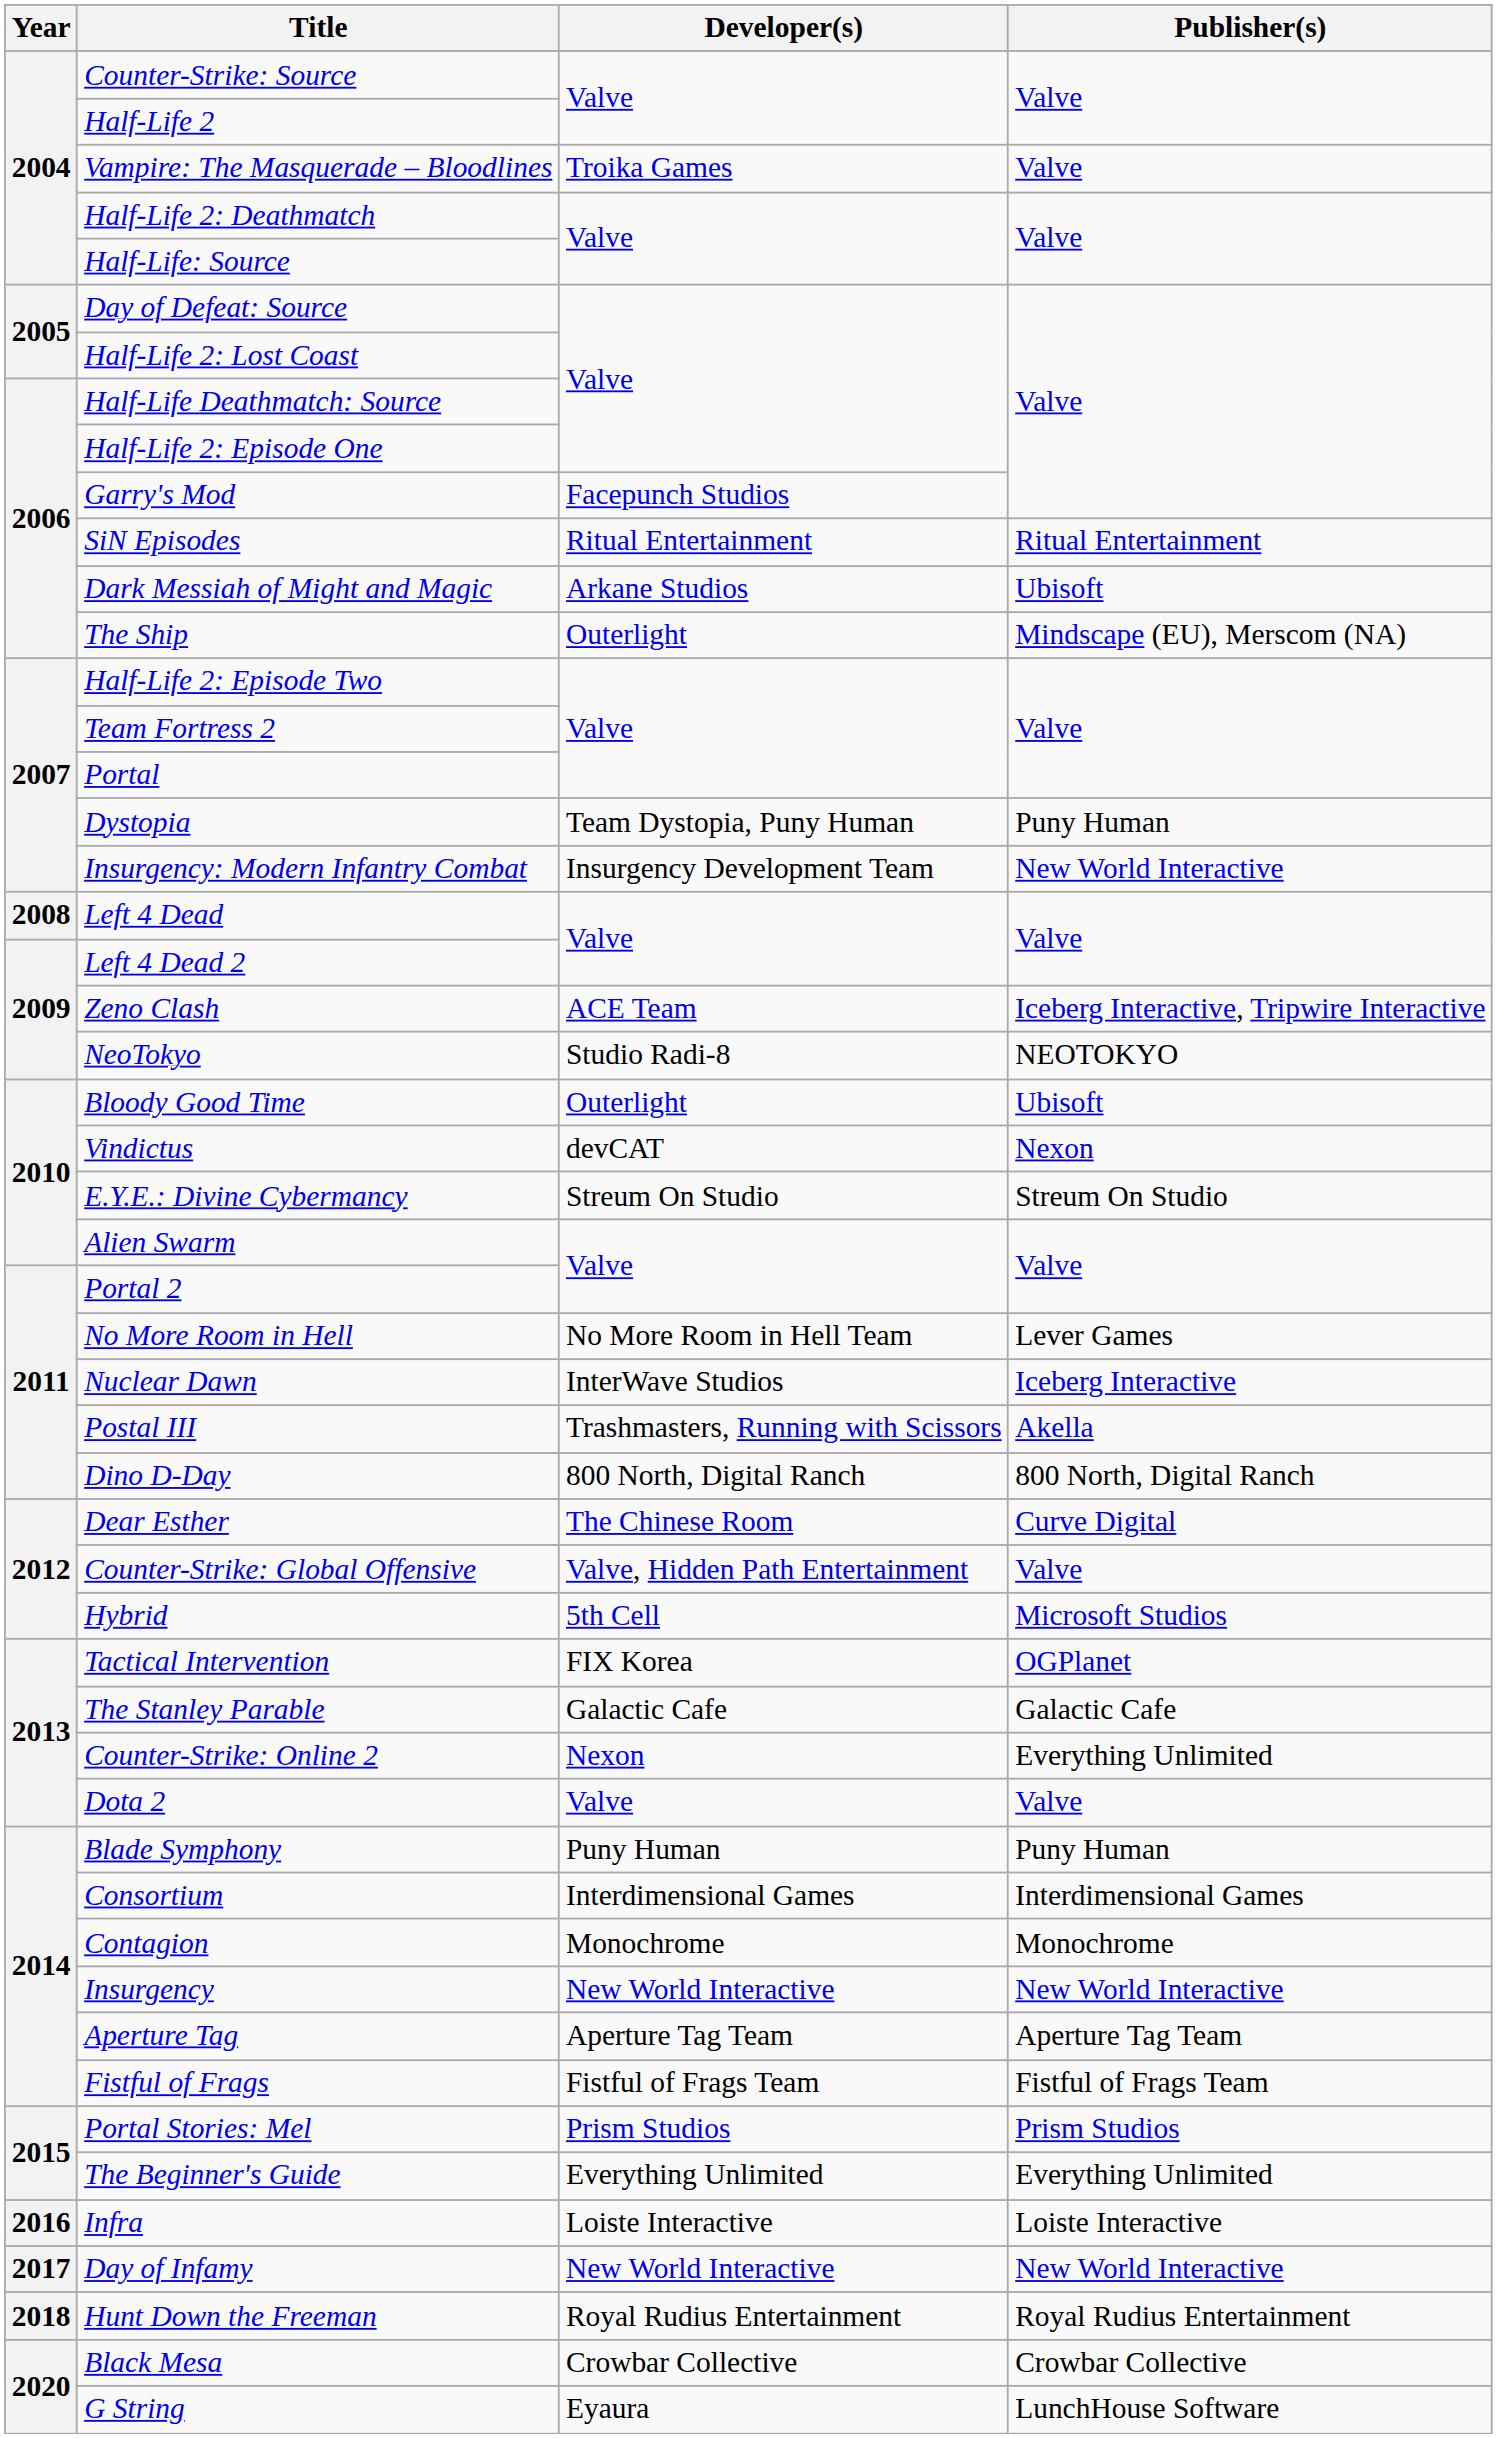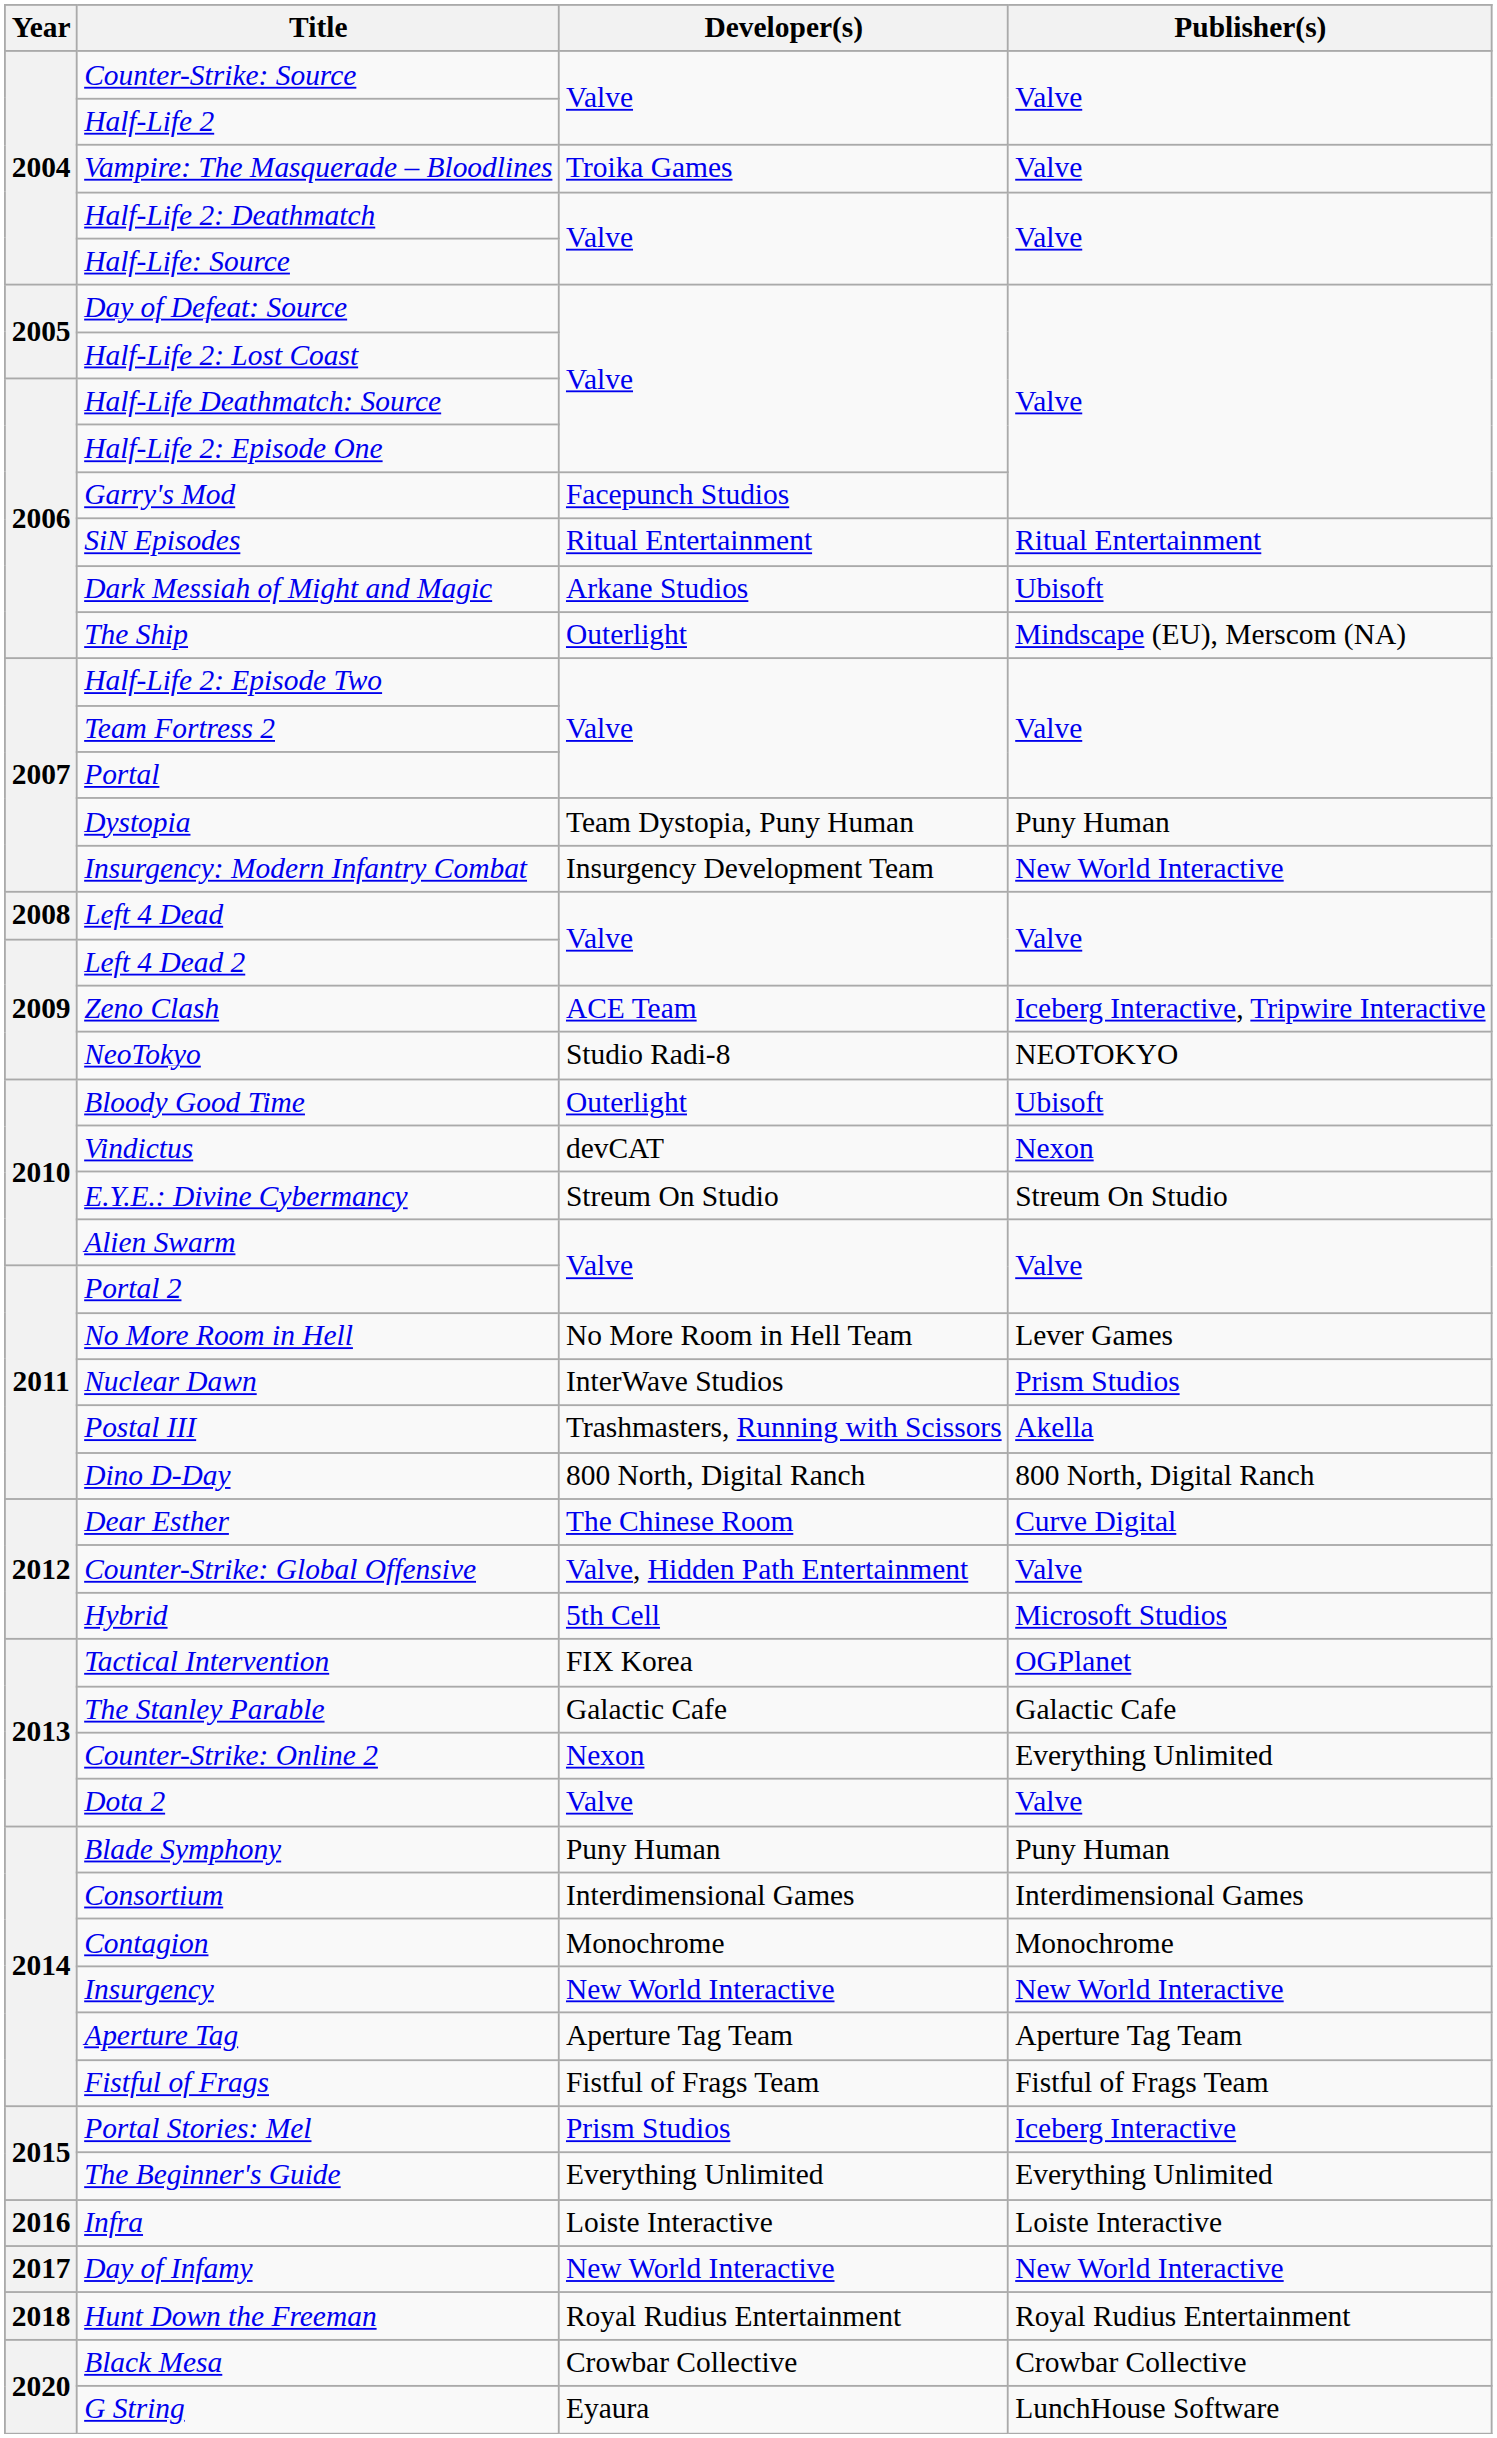(1126, 1381) Iceberg Interactive -> (1097, 1381) Prism Studios
(1097, 2128) Prism Studios -> (1126, 2128) Iceberg Interactive
